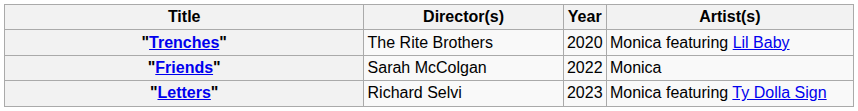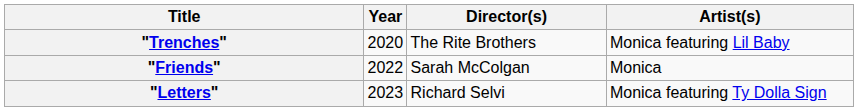columns swapped: (585, 17) <-> (464, 17)
